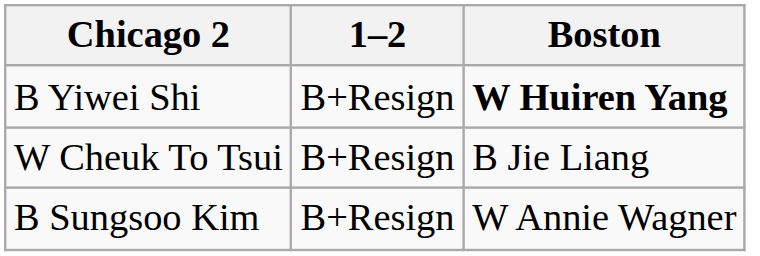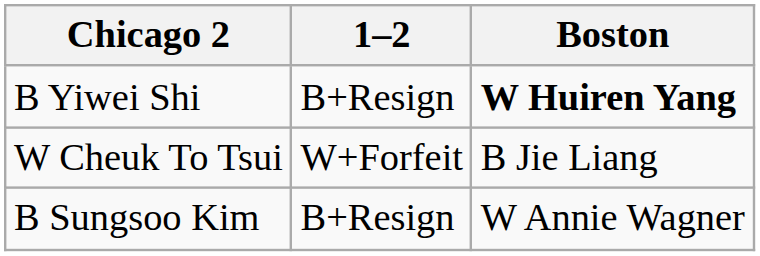(378, 156) B+Resign -> (382, 156) W+Forfeit
